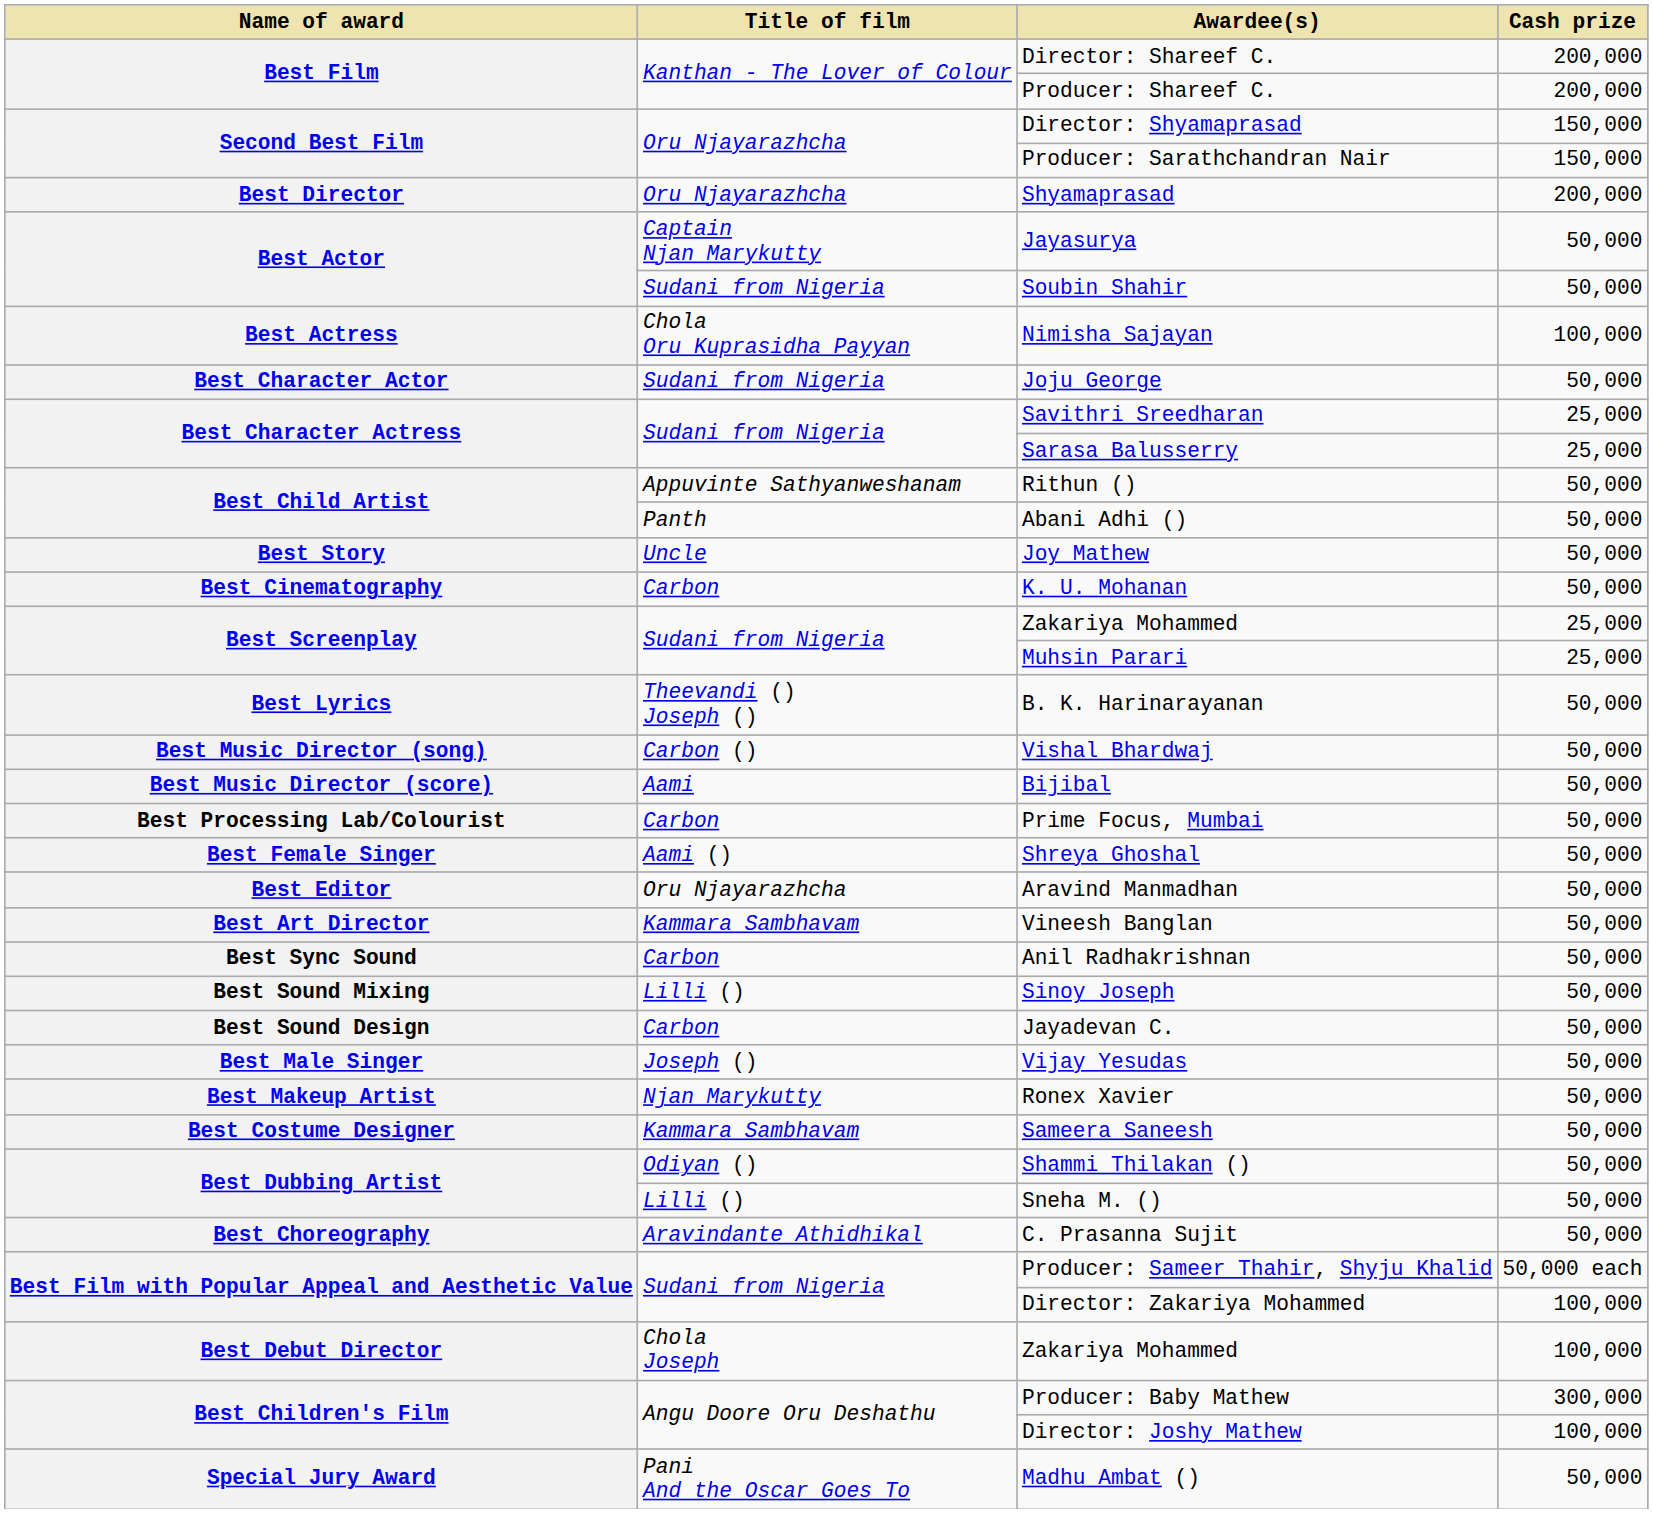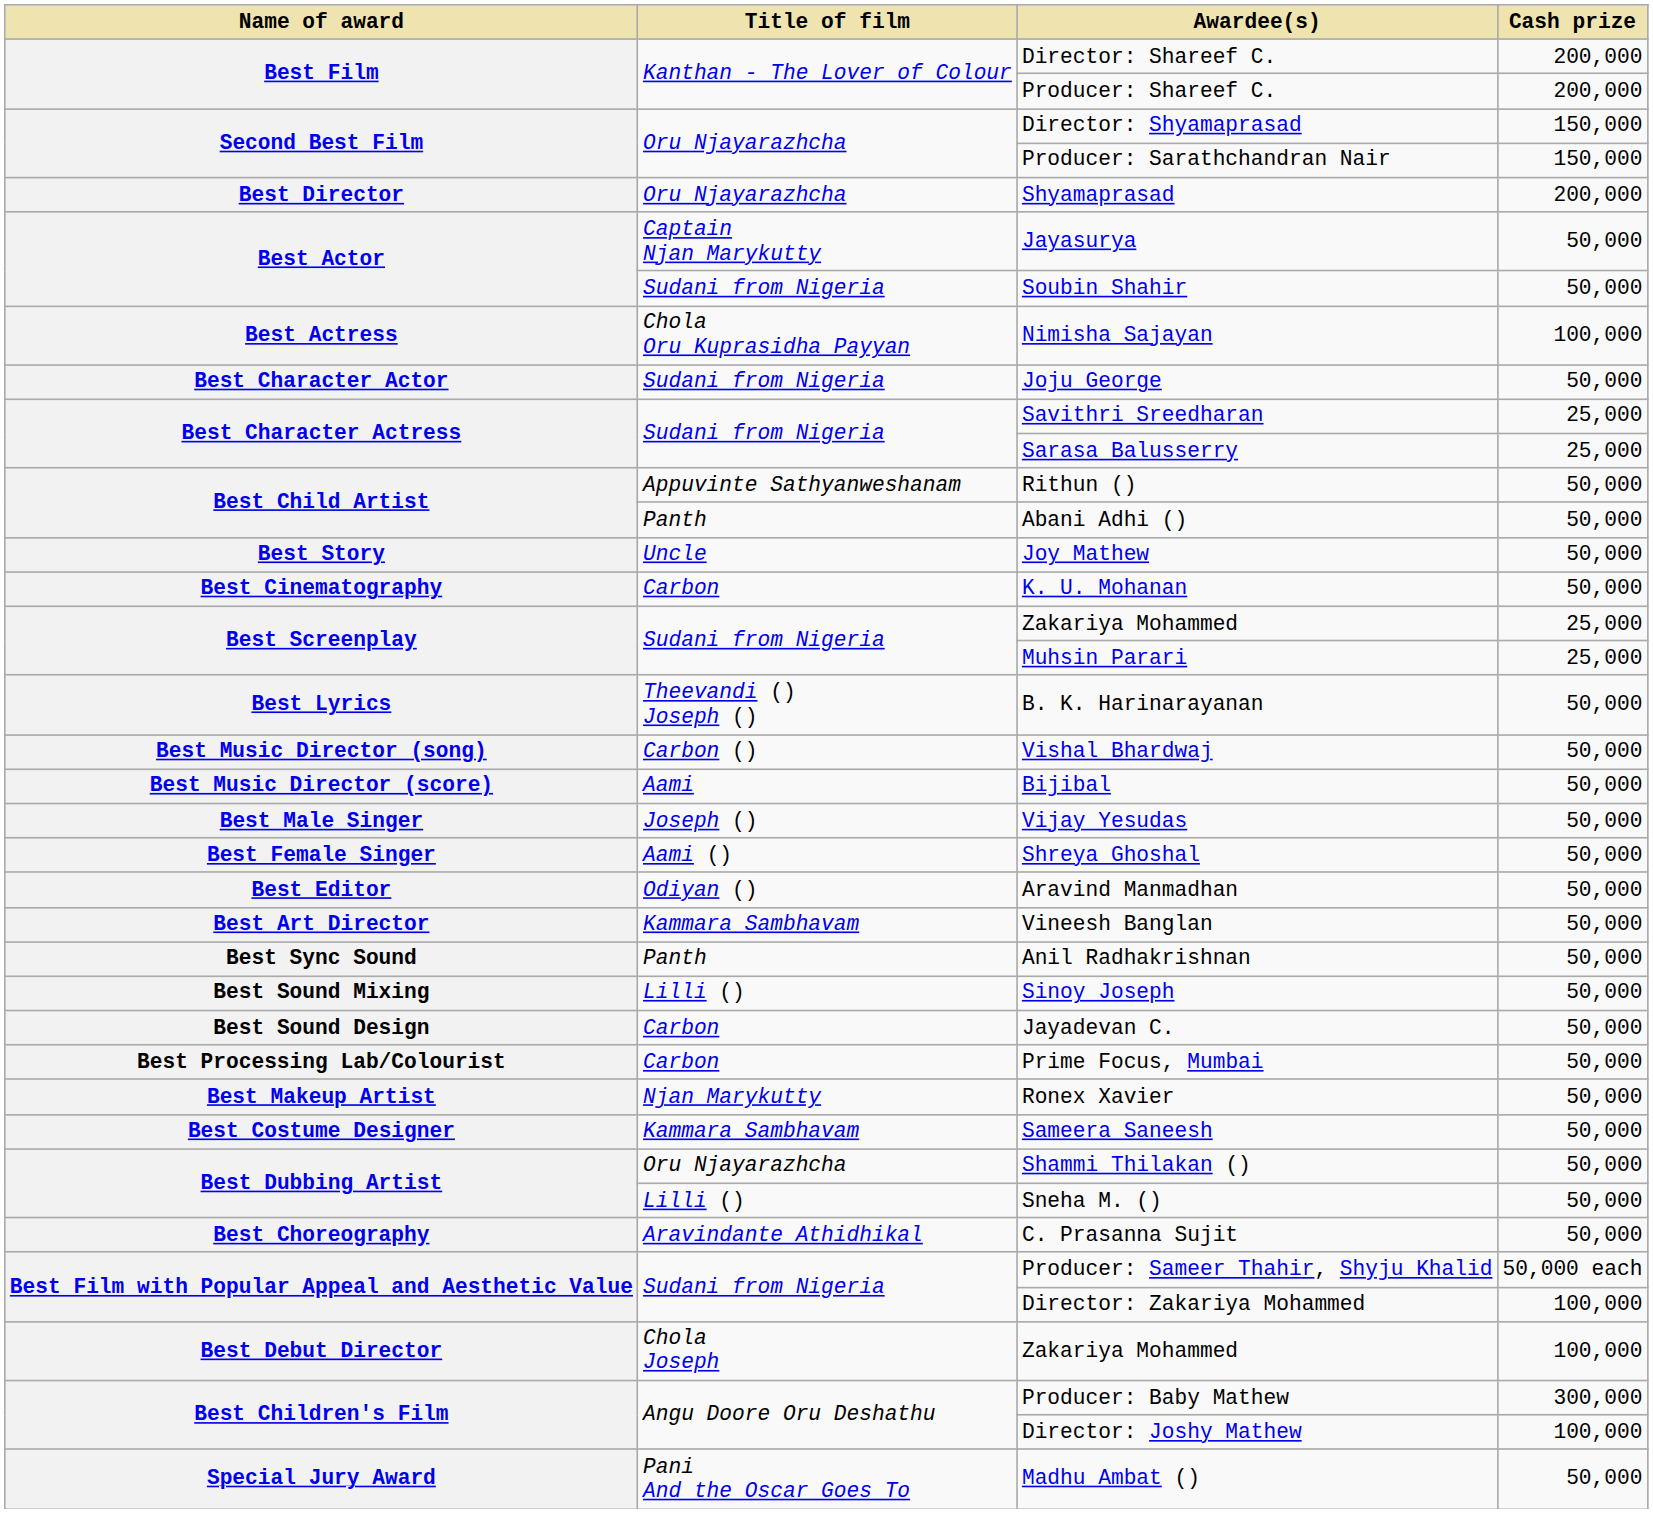rows swapped: (321, 1062) <-> (321, 821)
(745, 890) Oru Njayarazhcha -> (700, 890) Odiyan ()
(681, 959) Carbon -> (675, 959) Panth
(700, 1166) Odiyan () -> (745, 1166) Oru Njayarazhcha
